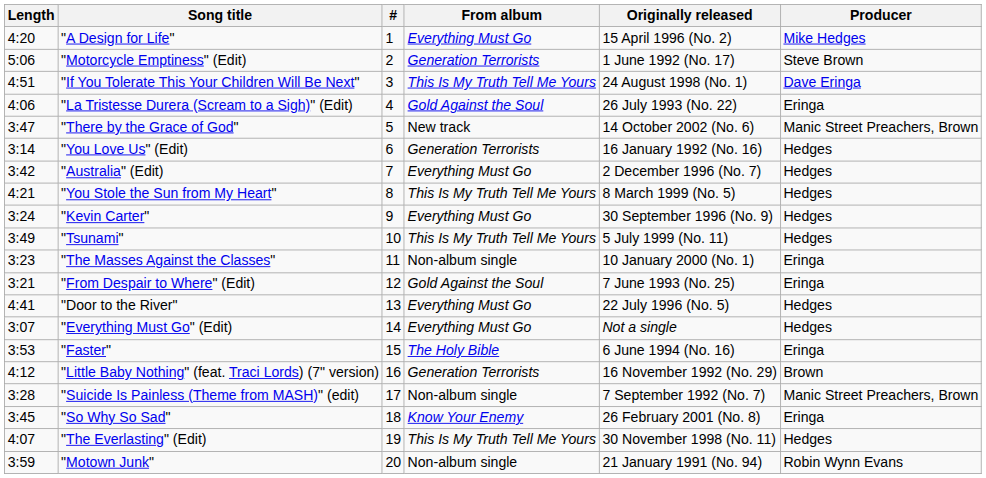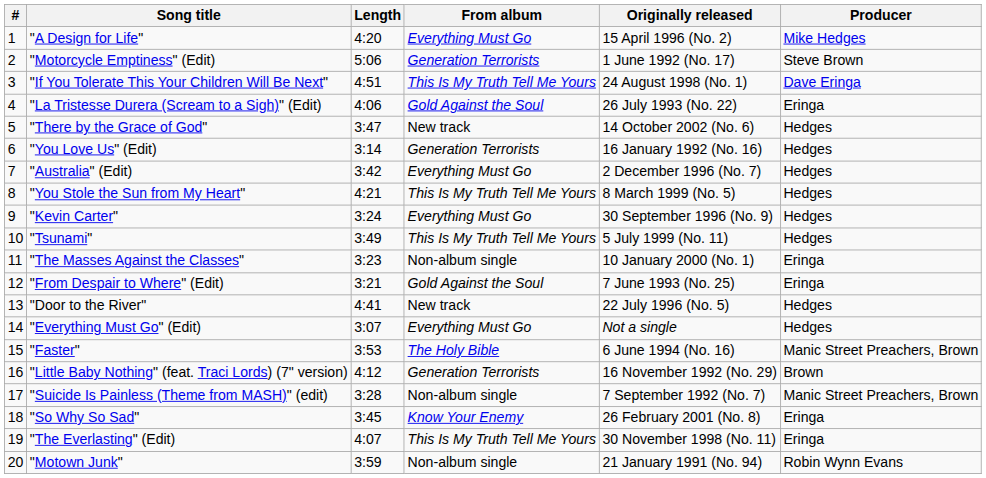columns swapped: (393, 15) <-> (31, 15)
(881, 127) Manic Street Preachers, Brown -> (808, 127) Hedges
(469, 305) Everything Must Go -> (439, 305) New track
(804, 350) Eringa -> (881, 350) Manic Street Preachers, Brown
(808, 439) Hedges -> (804, 439) Eringa
